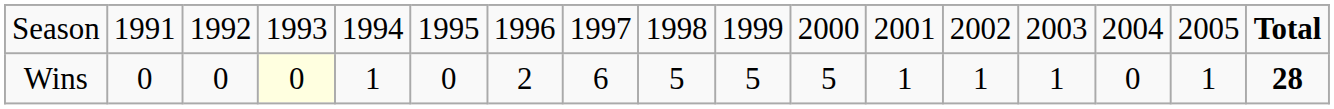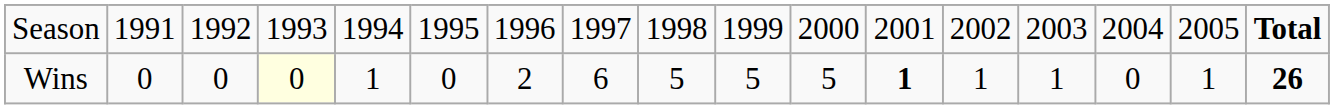(905, 77) normal -> (905, 77) bold
(1287, 77) 28 -> (1287, 77) 26
